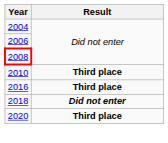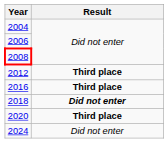- row: (18, 73)
+ row: (18, 73)
+ row: (18, 131)
